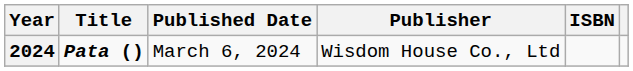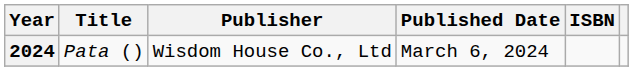columns swapped: (441, 20) <-> (232, 20)
(104, 51) bold -> (104, 51) normal
